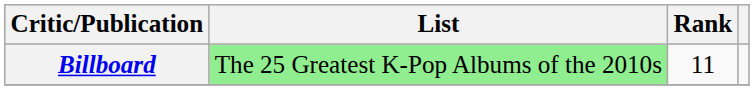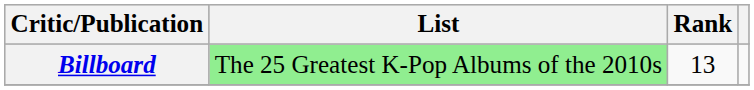(703, 64) 11 -> (703, 64) 13
